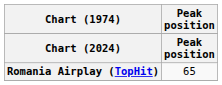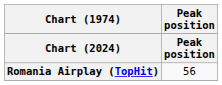(189, 72) 65 -> (189, 72) 56
